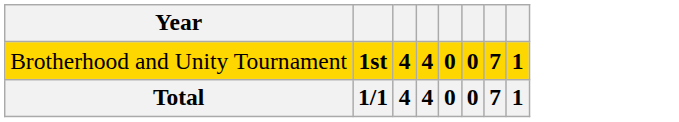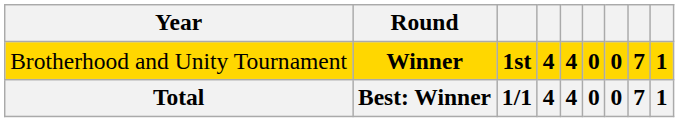+ column: (424, 23)
